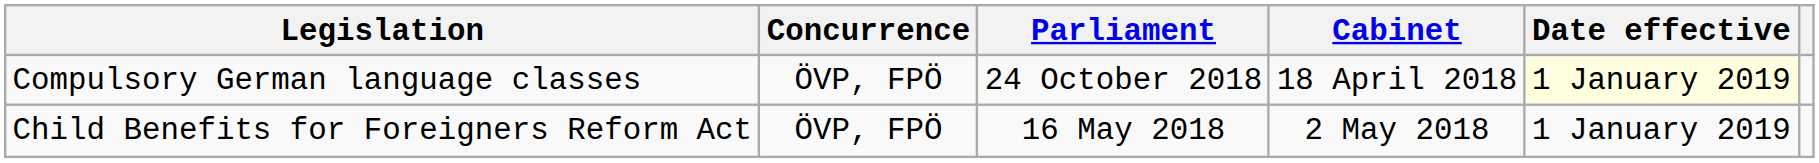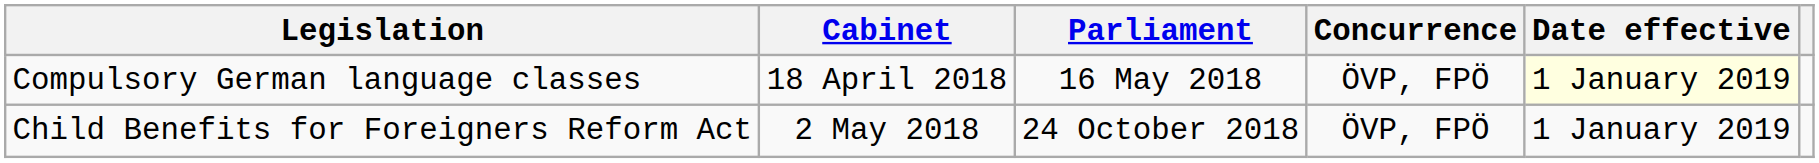columns swapped: (1397, 30) <-> (868, 30)
(1124, 81) 24 October 2018 -> (1160, 81) 16 May 2018
(1124, 131) 16 May 2018 -> (1160, 131) 24 October 2018
